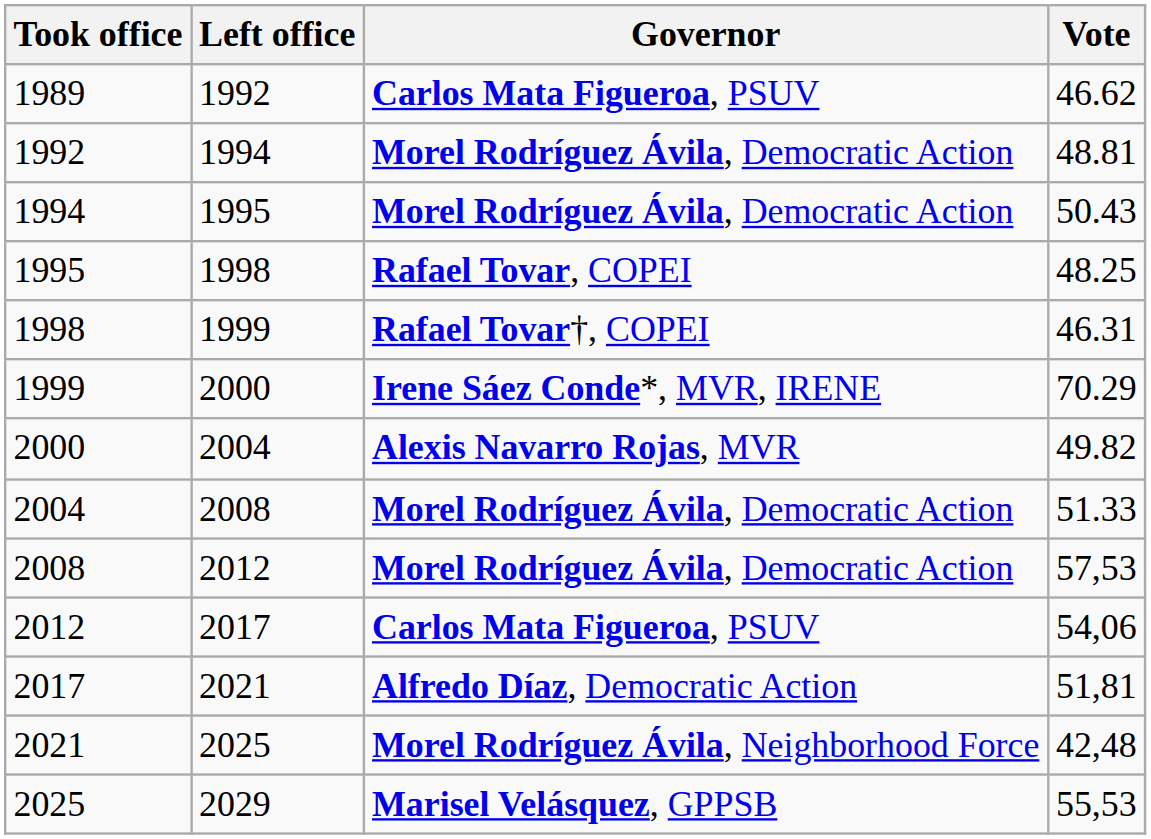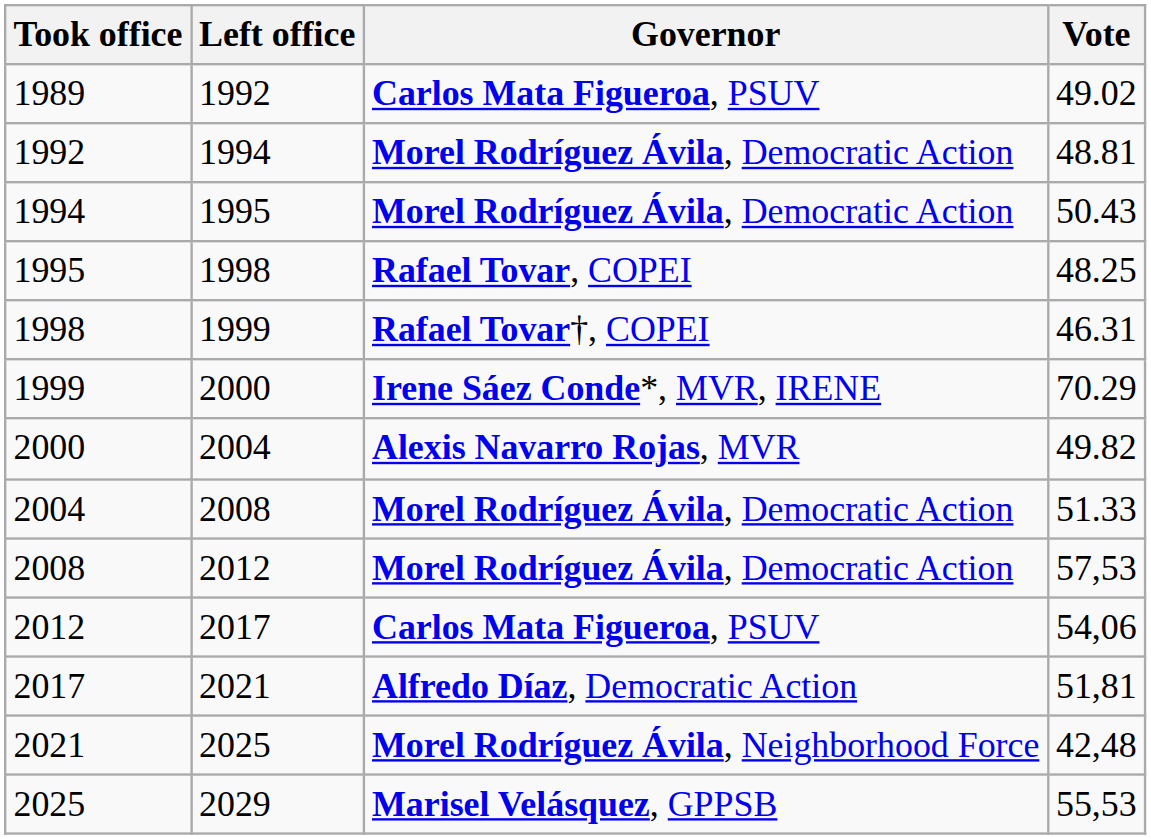(1096, 93) 46.62 -> (1096, 93) 49.02
